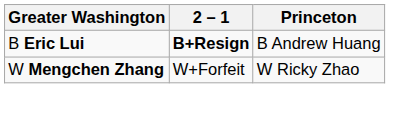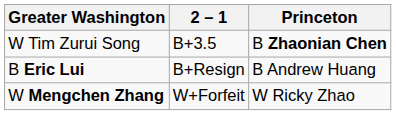+ row: (74, 43)
(211, 43) bold -> (209, 69) normal
